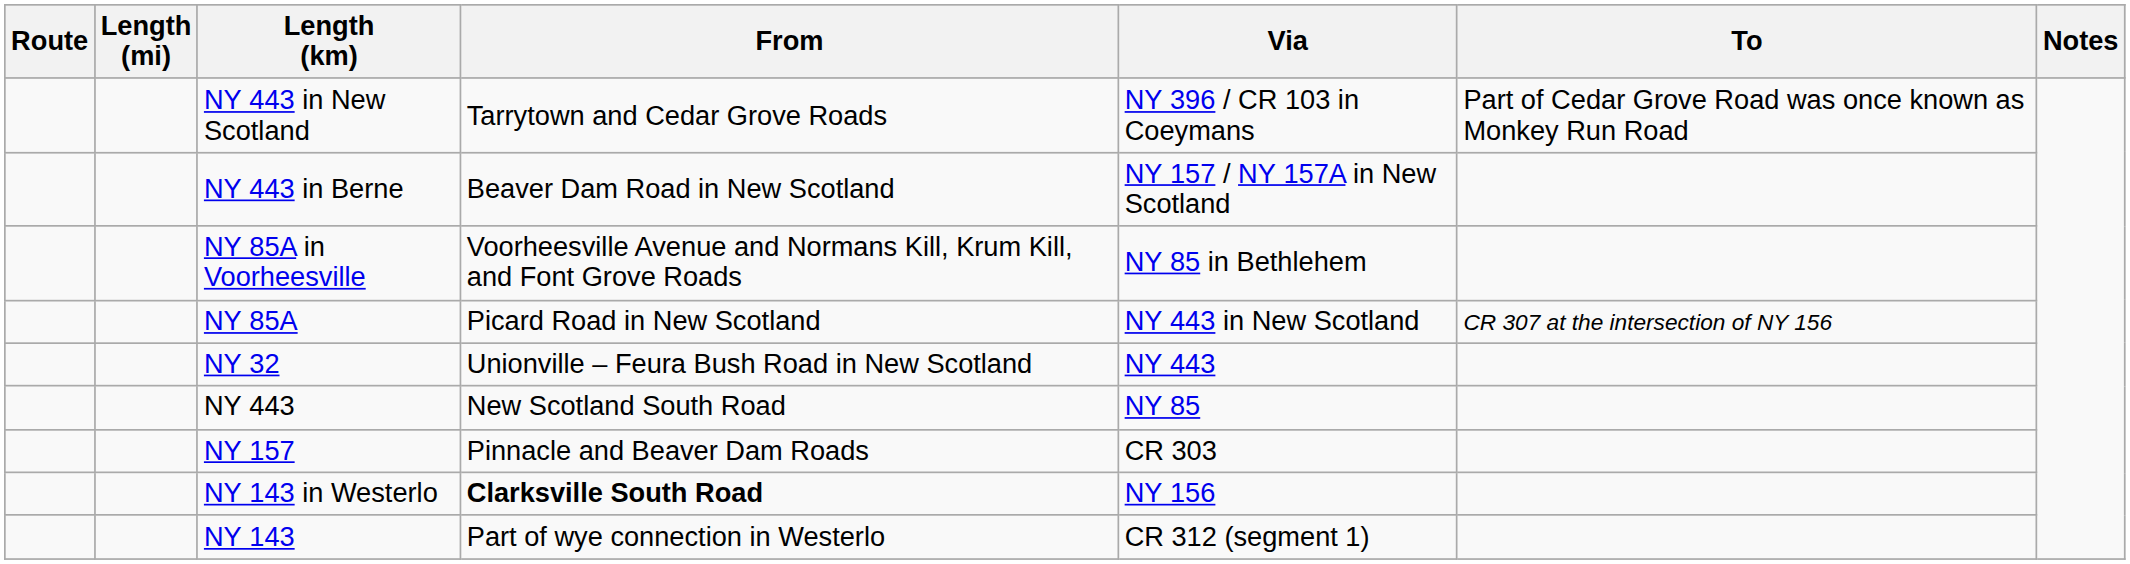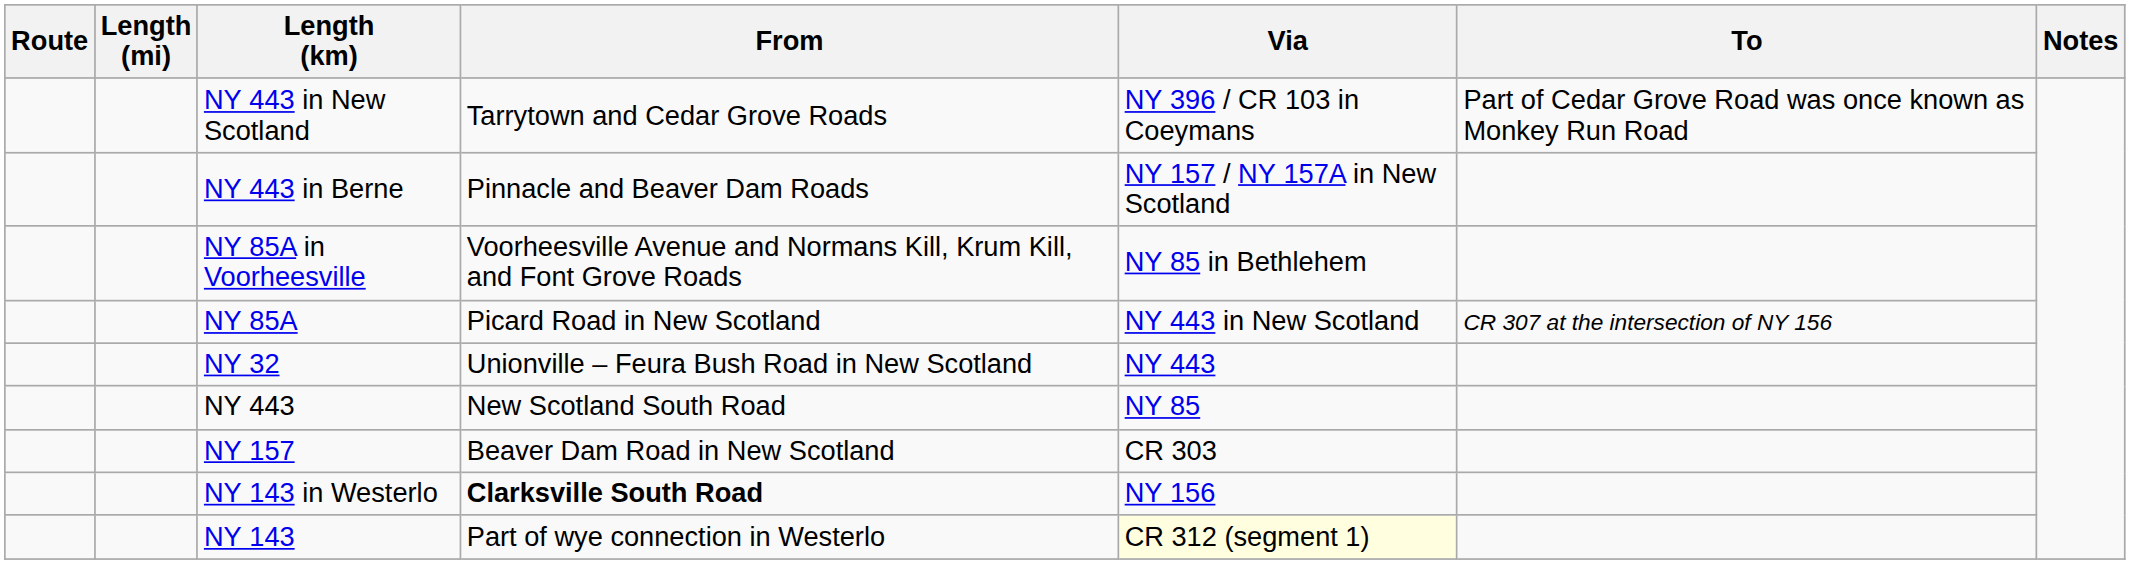(681, 188) Beaver Dam Road in New Scotland -> (668, 188) Pinnacle and Beaver Dam Roads
(668, 450) Pinnacle and Beaver Dam Roads -> (681, 450) Beaver Dam Road in New Scotland
(1247, 536) no background -> (1247, 536) lightyellow background
